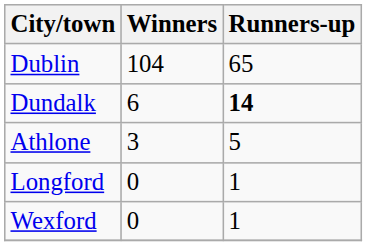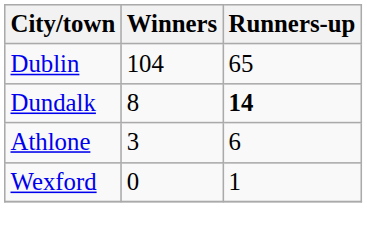(133, 102) 6 -> (133, 102) 8
(235, 142) 5 -> (235, 142) 6
- row: (57, 181)
